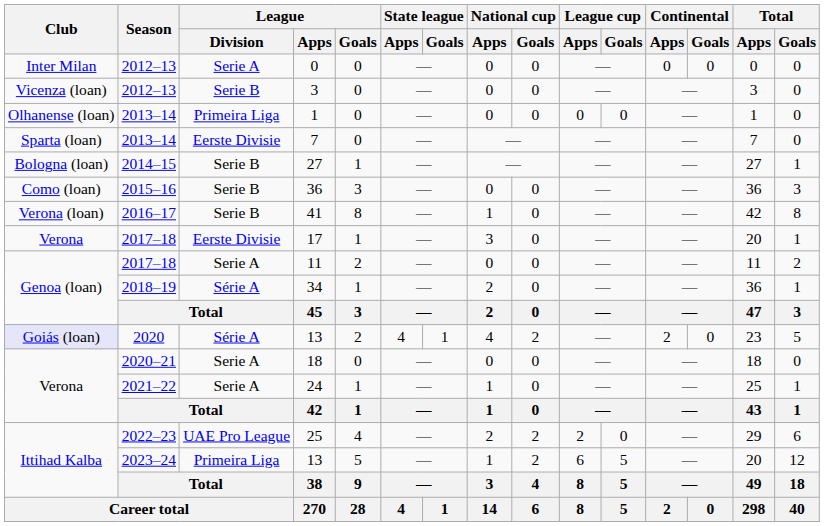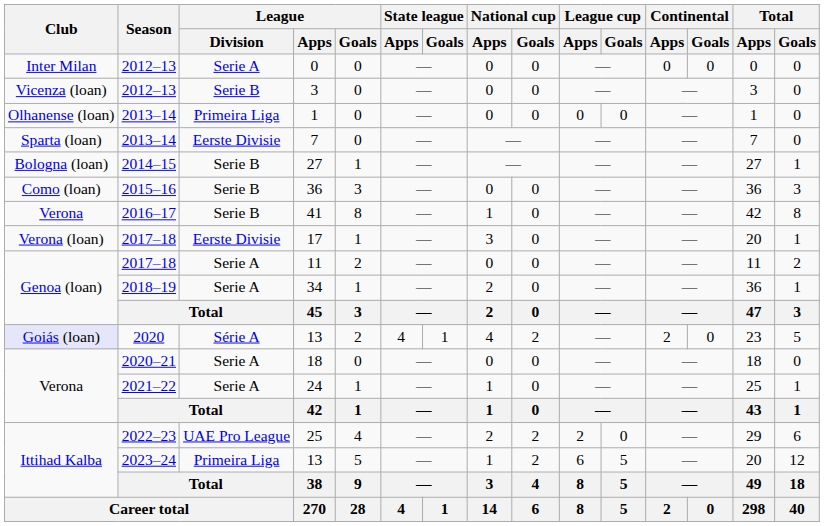(61, 213) Verona (loan) -> (61, 213) Verona
(61, 238) Verona -> (61, 238) Verona (loan)
(237, 287) Série A -> (237, 287) Serie A
